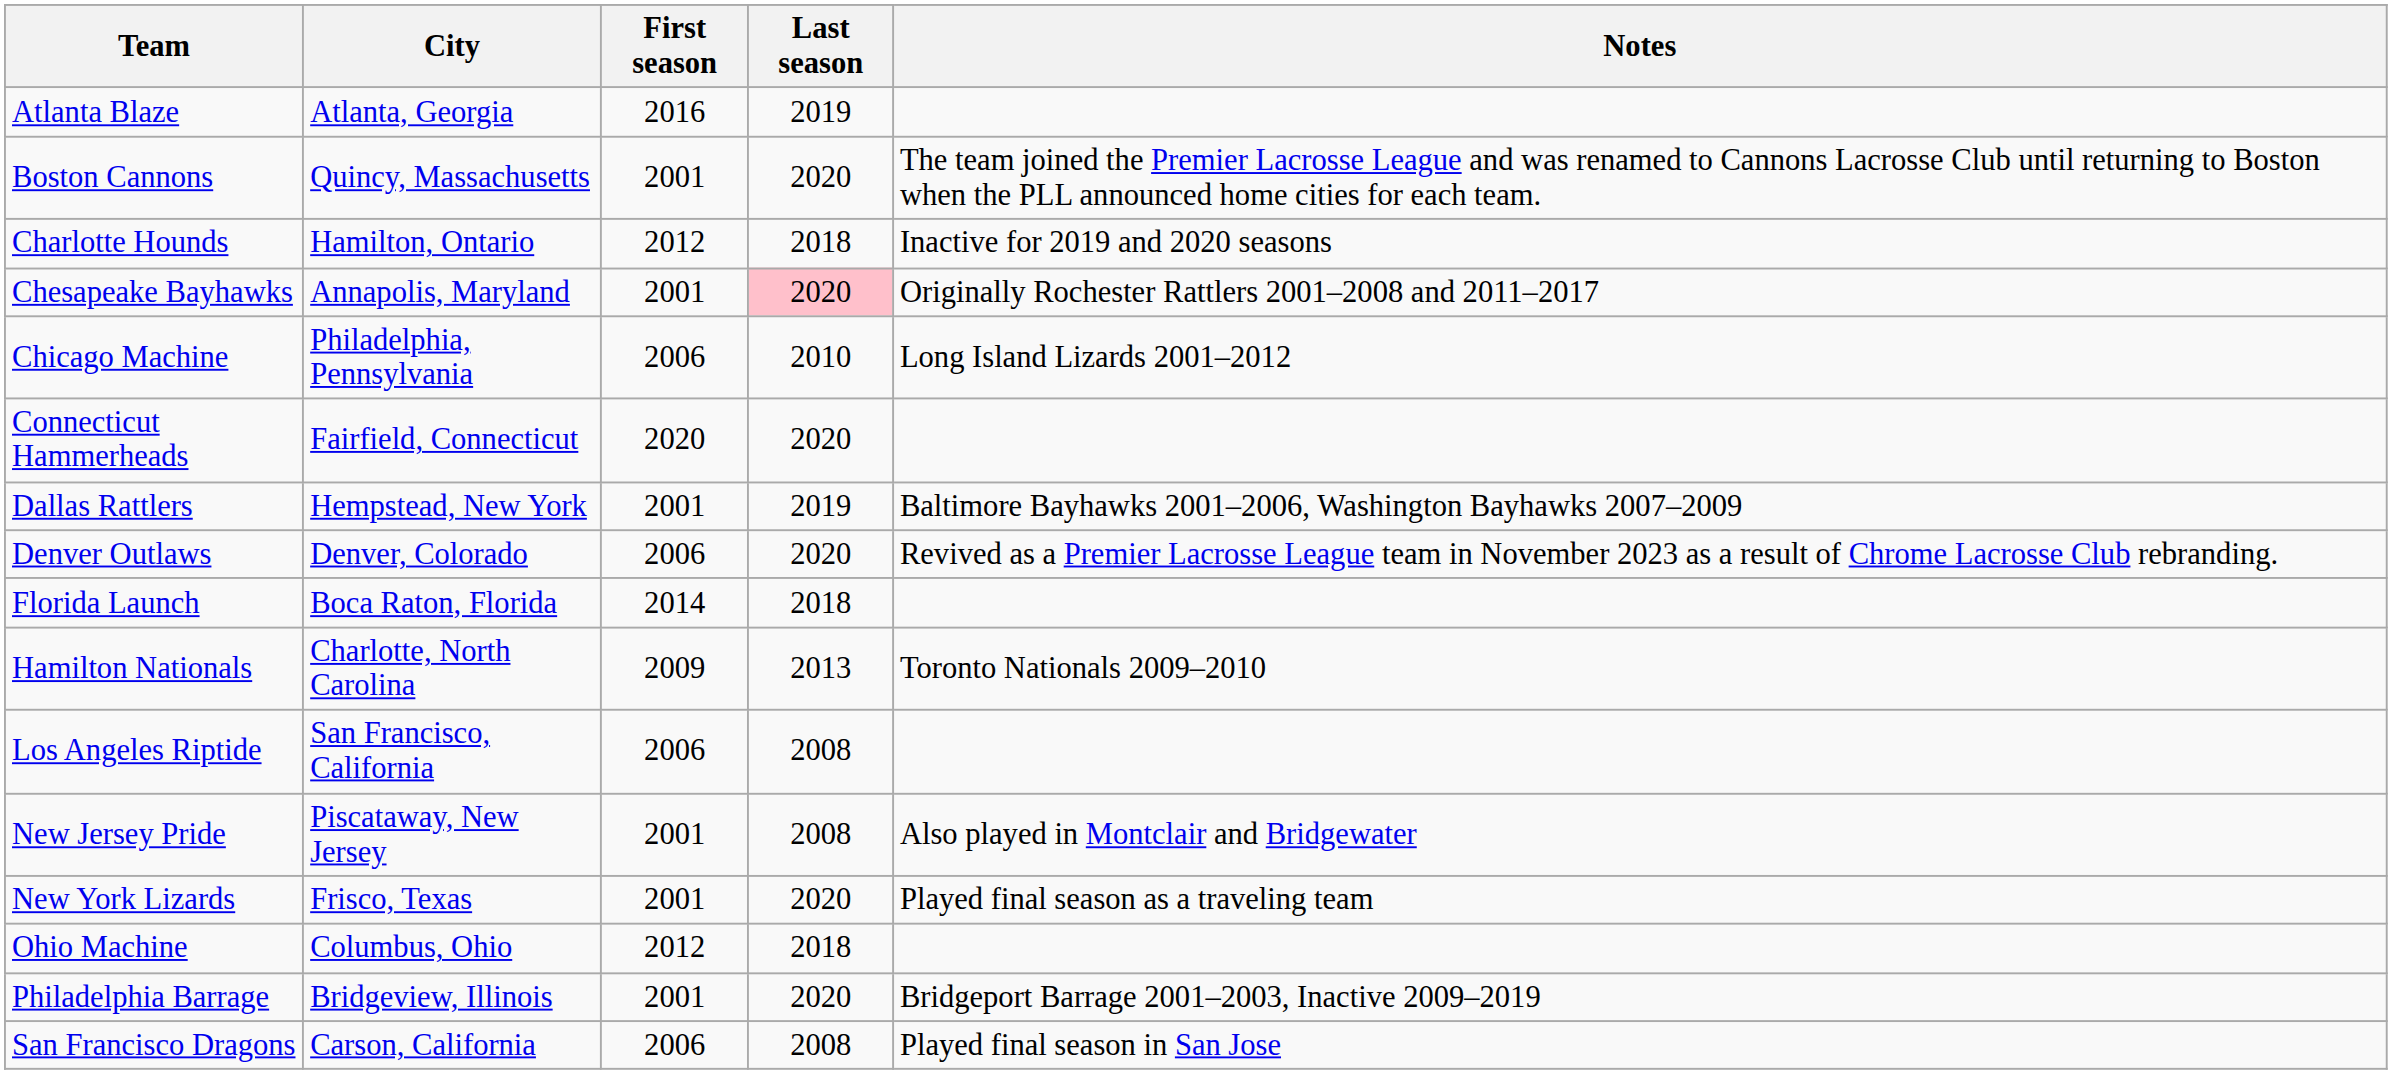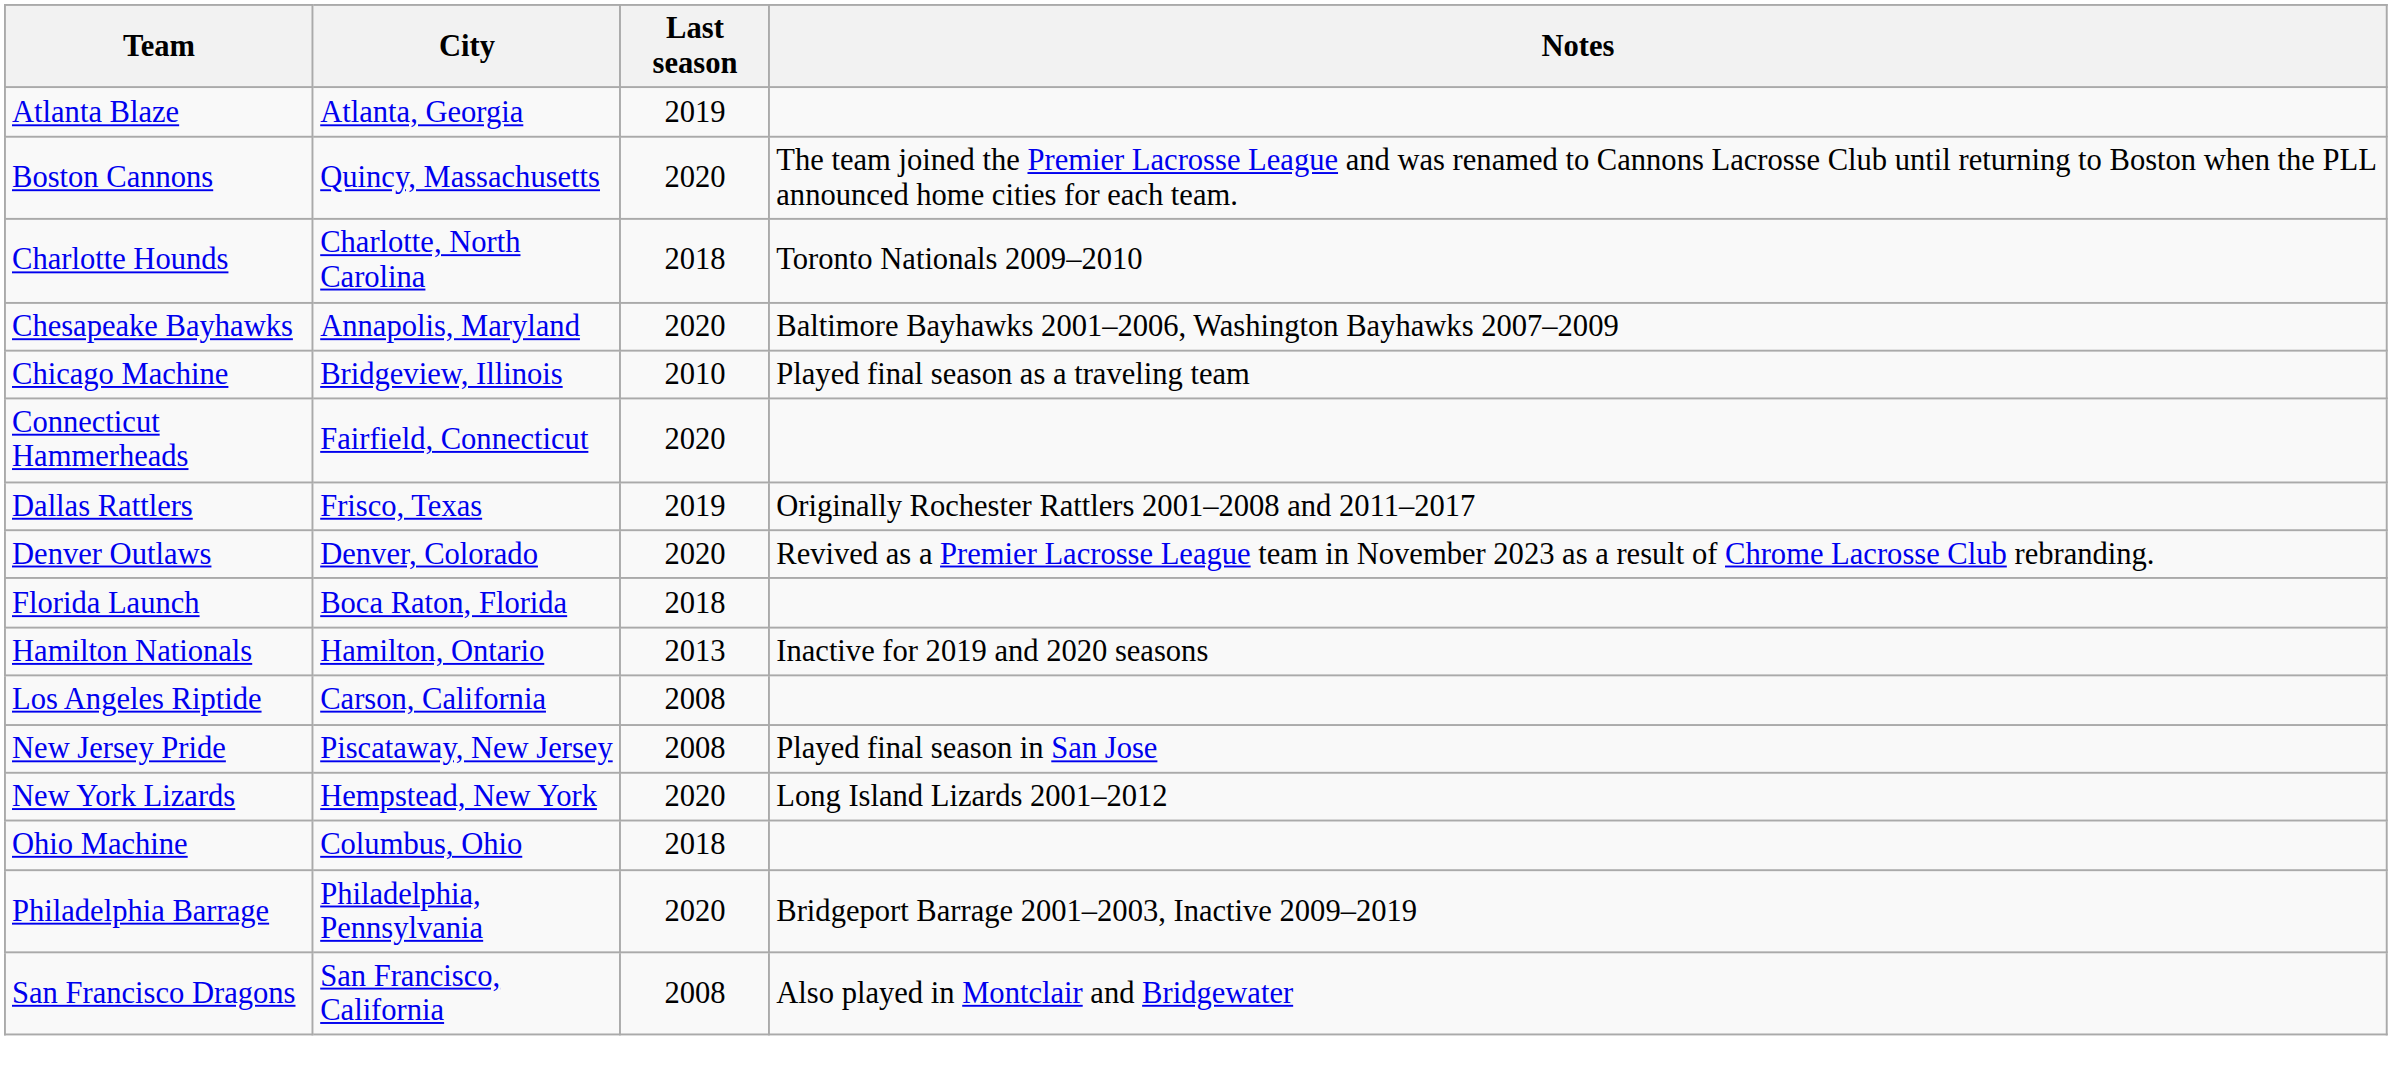- column: (675, 45)
(422, 242) Hamilton, Ontario -> (420, 260) Charlotte, North Carolina
(1116, 242) Inactive for 2019 and 2020 seasons -> (959, 260) Toronto Nationals 2009–2010
(821, 291) pink background -> (695, 325) no background
(1249, 291) Originally Rochester Rattlers 2001–2008 and 2011–2017 -> (1197, 325) Baltimore Bayhawks 2001–2006, Washington Bayhawks 2007–2009
(392, 357) Philadelphia, Pennsylvania -> (441, 374) Bridgeview, Illinois
(1096, 357) Long Island Lizards 2001–2012 -> (1013, 374) Played final season as a traveling team
(449, 505) Hempstead, New York -> (401, 505) Frisco, Texas
(1321, 505) Baltimore Bayhawks 2001–2006, Washington Bayhawks 2007–2009 -> (1126, 505) Originally Rochester Rattlers 2001–2008 and 2011–2017
(410, 668) Charlotte, North Carolina -> (432, 650) Hamilton, Ontario
(1083, 668) Toronto Nationals 2009–2010 -> (992, 650) Inactive for 2019 and 2020 seasons
(400, 750) San Francisco, California -> (433, 699) Carson, California
(1158, 833) Also played in Montclair and Bridgewater -> (967, 747) Played final season in San Jose
(391, 899) Frisco, Texas -> (459, 796) Hempstead, New York
(1137, 899) Played final season as a traveling team -> (972, 796) Long Island Lizards 2001–2012
(431, 996) Bridgeview, Illinois -> (402, 910) Philadelphia, Pennsylvania
(423, 1044) Carson, California -> (410, 993) San Francisco, California
(1090, 1044) Played final season in San Jose -> (1035, 993) Also played in Montclair and Bridgewater
